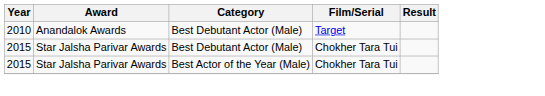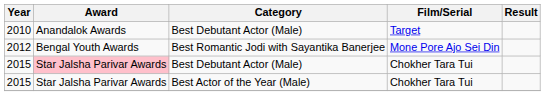+ row: (19, 47)
(101, 47) no background -> (101, 64) pink background
